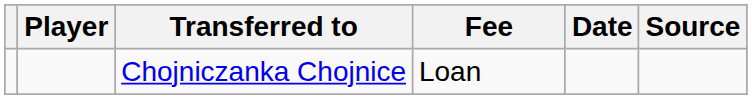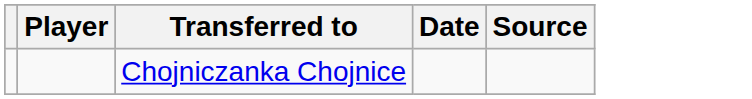- column: (489, 26)
